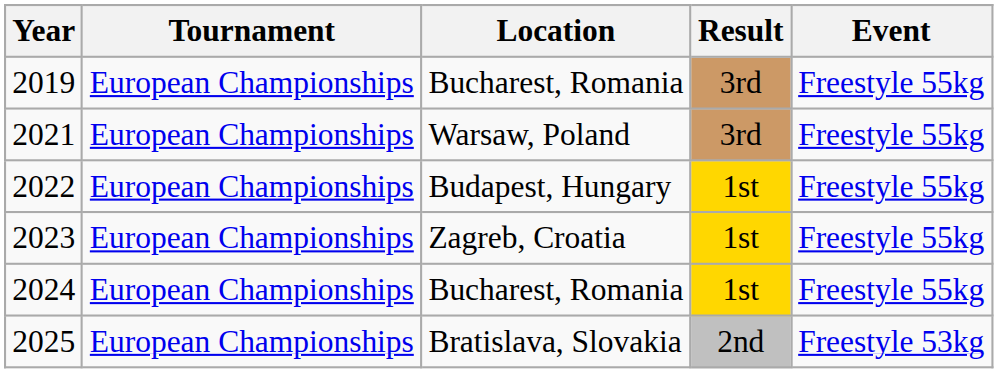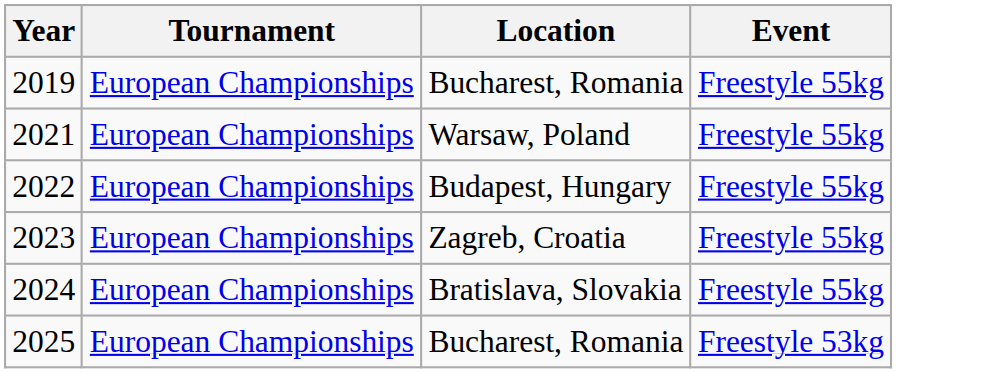- column: (741, 30)
(556, 290) Bucharest, Romania -> (555, 290) Bratislava, Slovakia
(555, 341) Bratislava, Slovakia -> (556, 341) Bucharest, Romania
